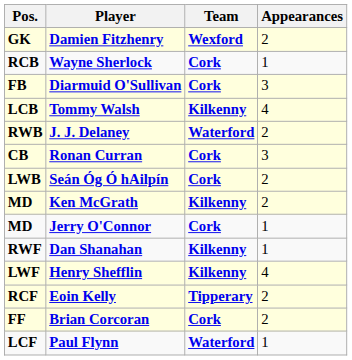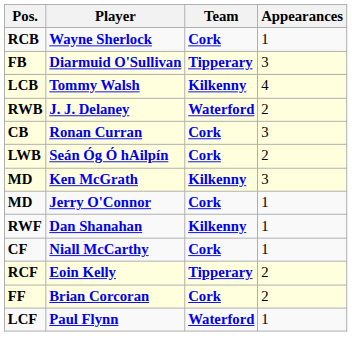- row: (106, 39)
(205, 86) Cork -> (220, 62) Tipperary
(265, 202) 2 -> (265, 179) 3
+ row: (99, 249)
- row: (96, 272)
